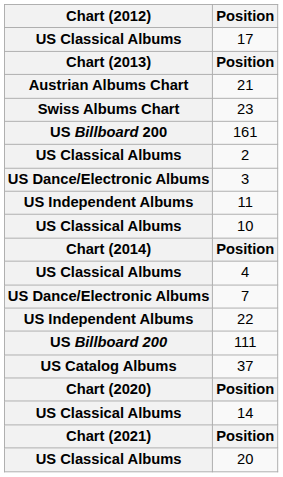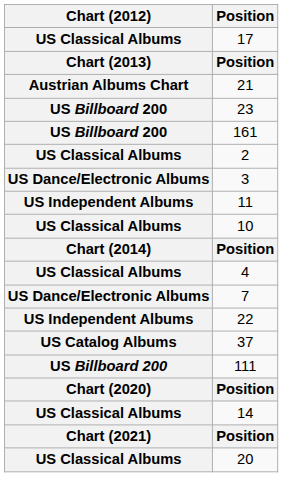(109, 109) Swiss Albums Chart -> (109, 109) US Billboard 200
rows swapped: (245, 343) <-> (245, 366)
